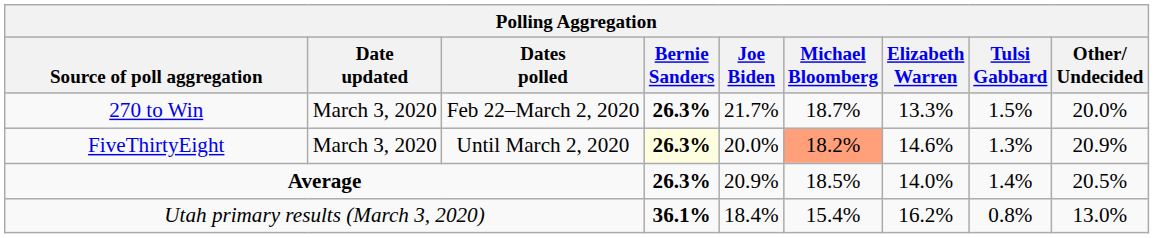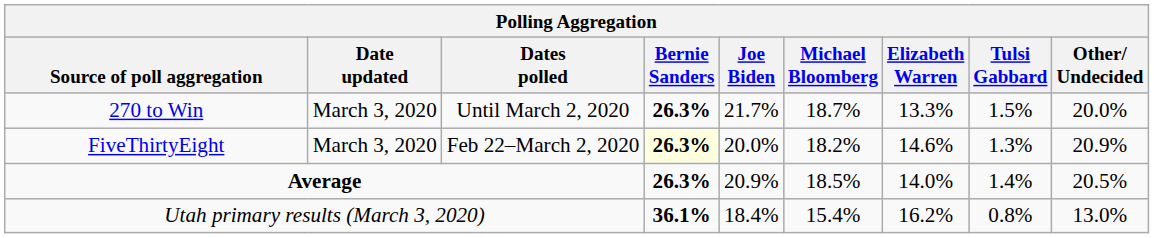(543, 111) Feb 22–March 2, 2020 -> (543, 111) Until March 2, 2020
(543, 145) Until March 2, 2020 -> (543, 145) Feb 22–March 2, 2020
(833, 145) lightsalmon background -> (833, 145) no background
